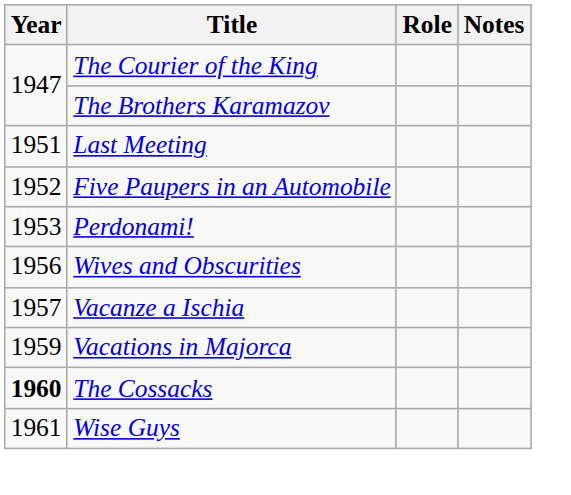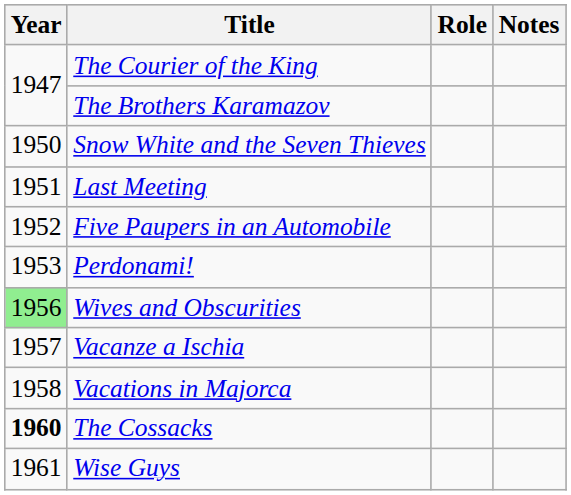+ row: (250, 145)
(36, 266) no background -> (36, 307) lightgreen background
(36, 347) 1959 -> (36, 387) 1958
